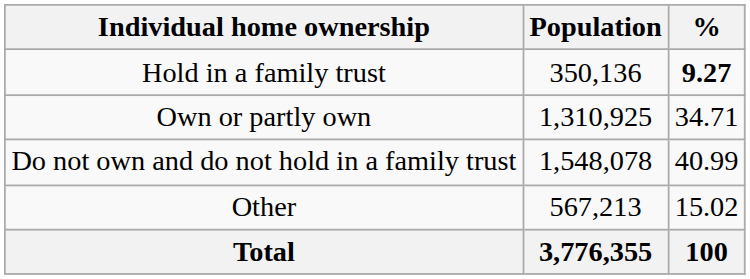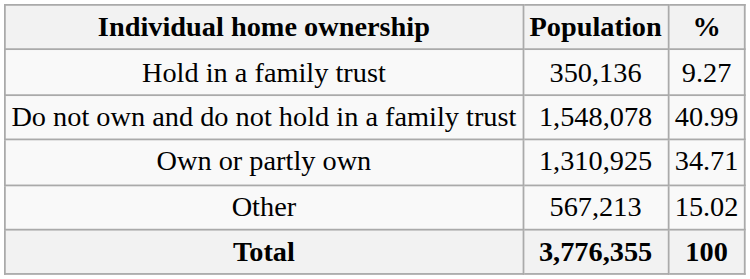(707, 71) bold -> (707, 71) normal
rows swapped: (264, 116) <-> (264, 161)
